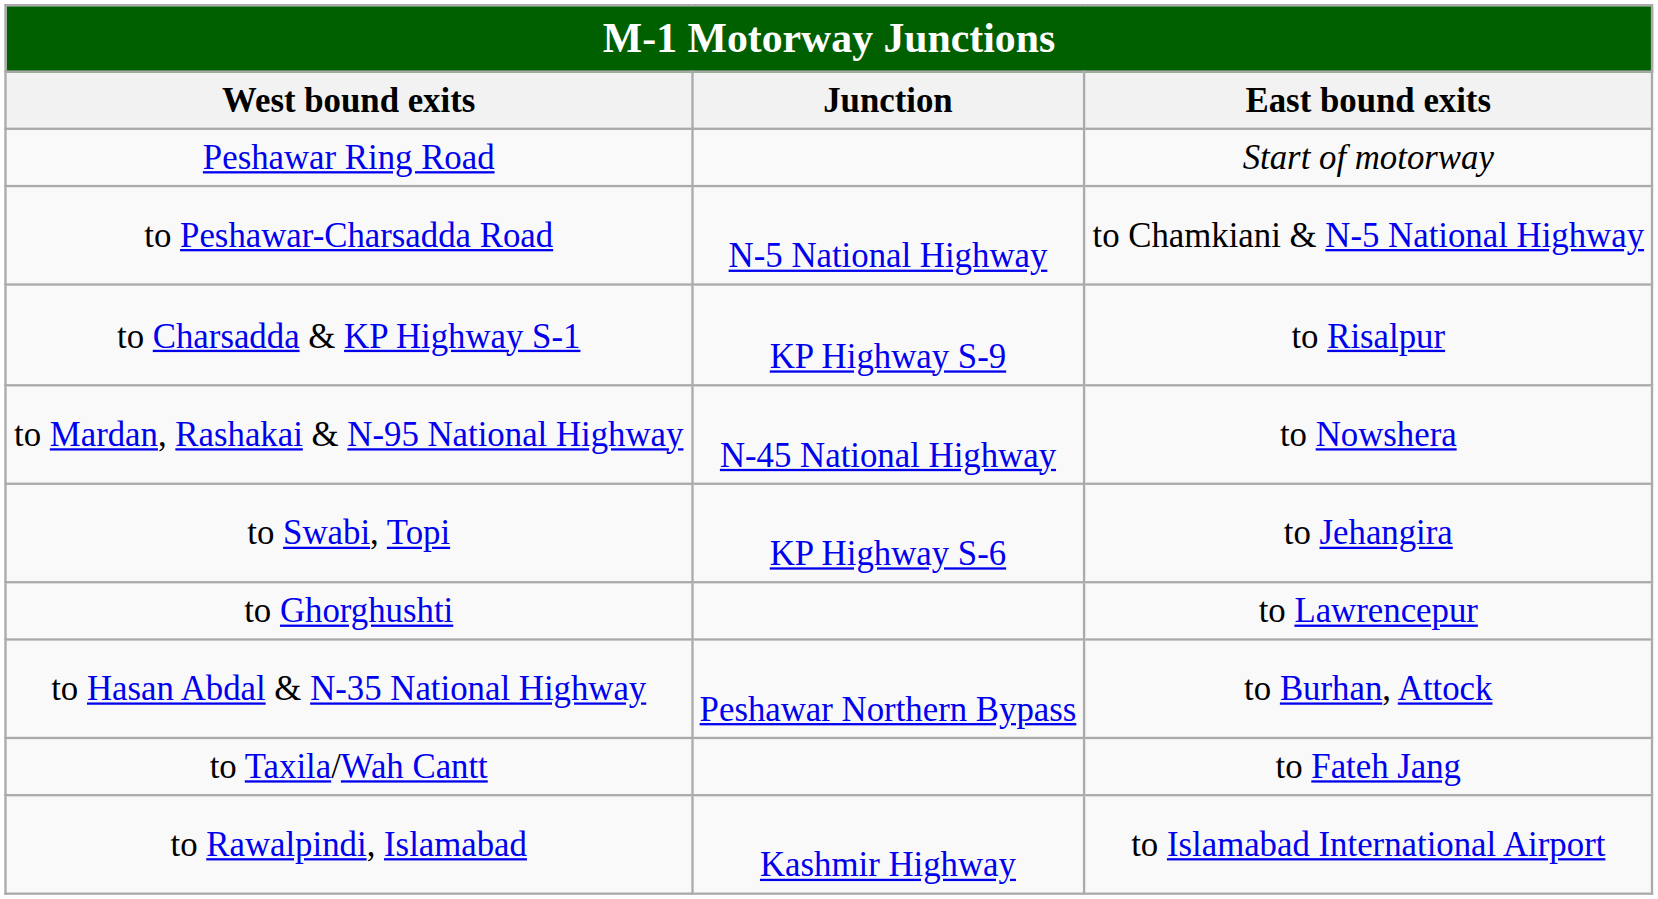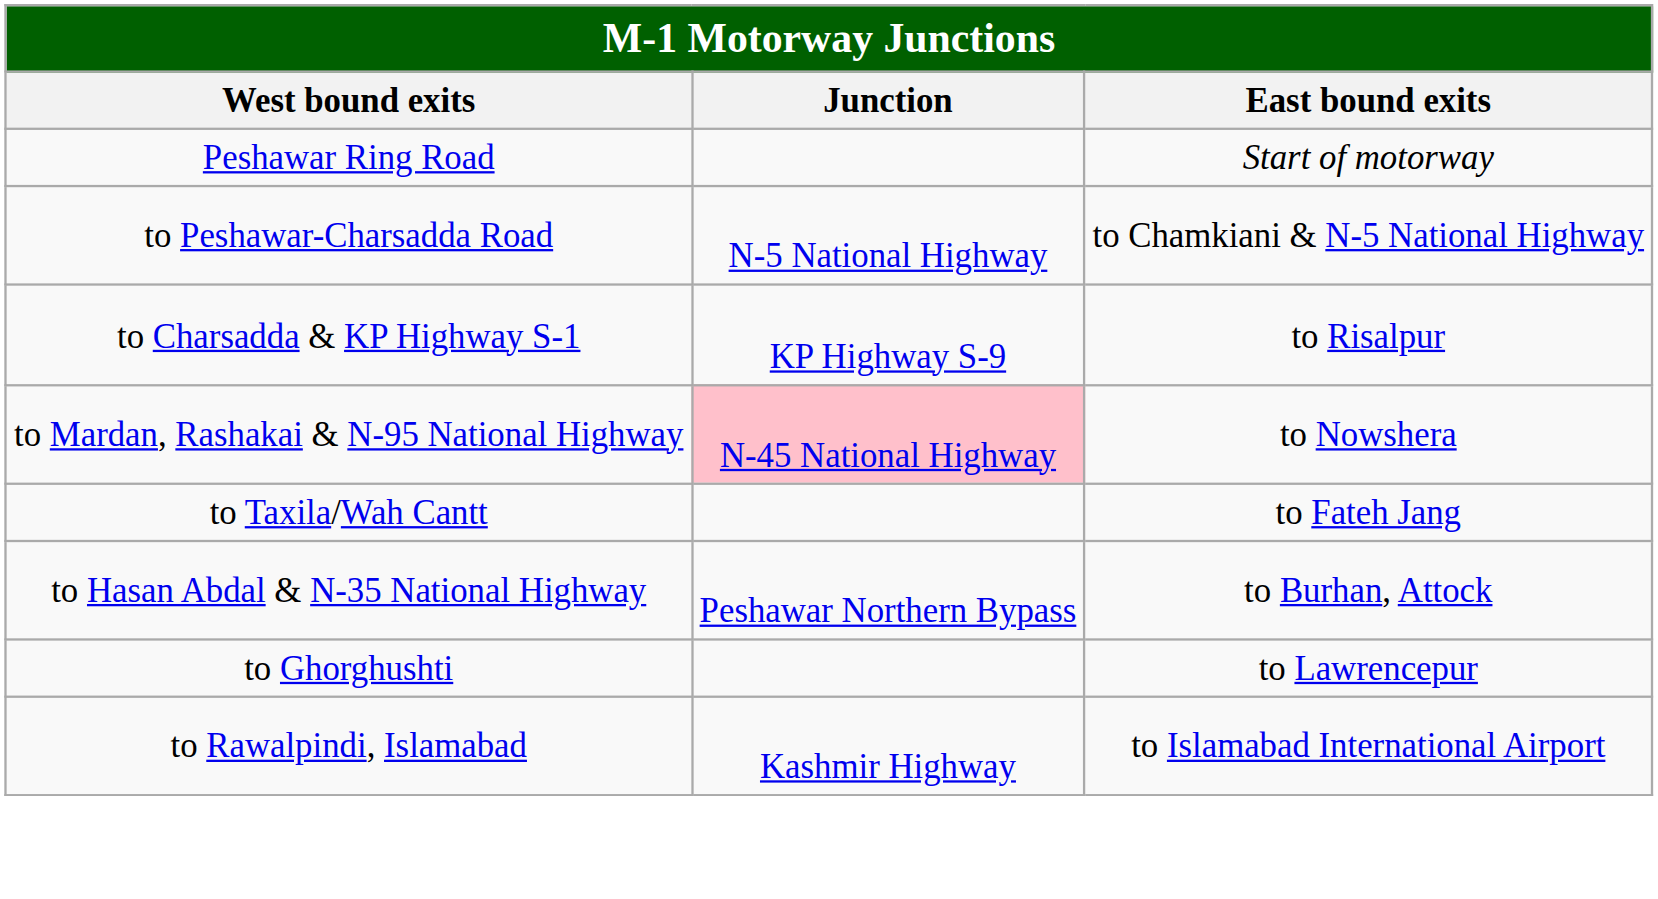(888, 453) no background -> (888, 453) pink background
- row: (349, 531)
rows swapped: (349, 609) <-> (349, 765)
